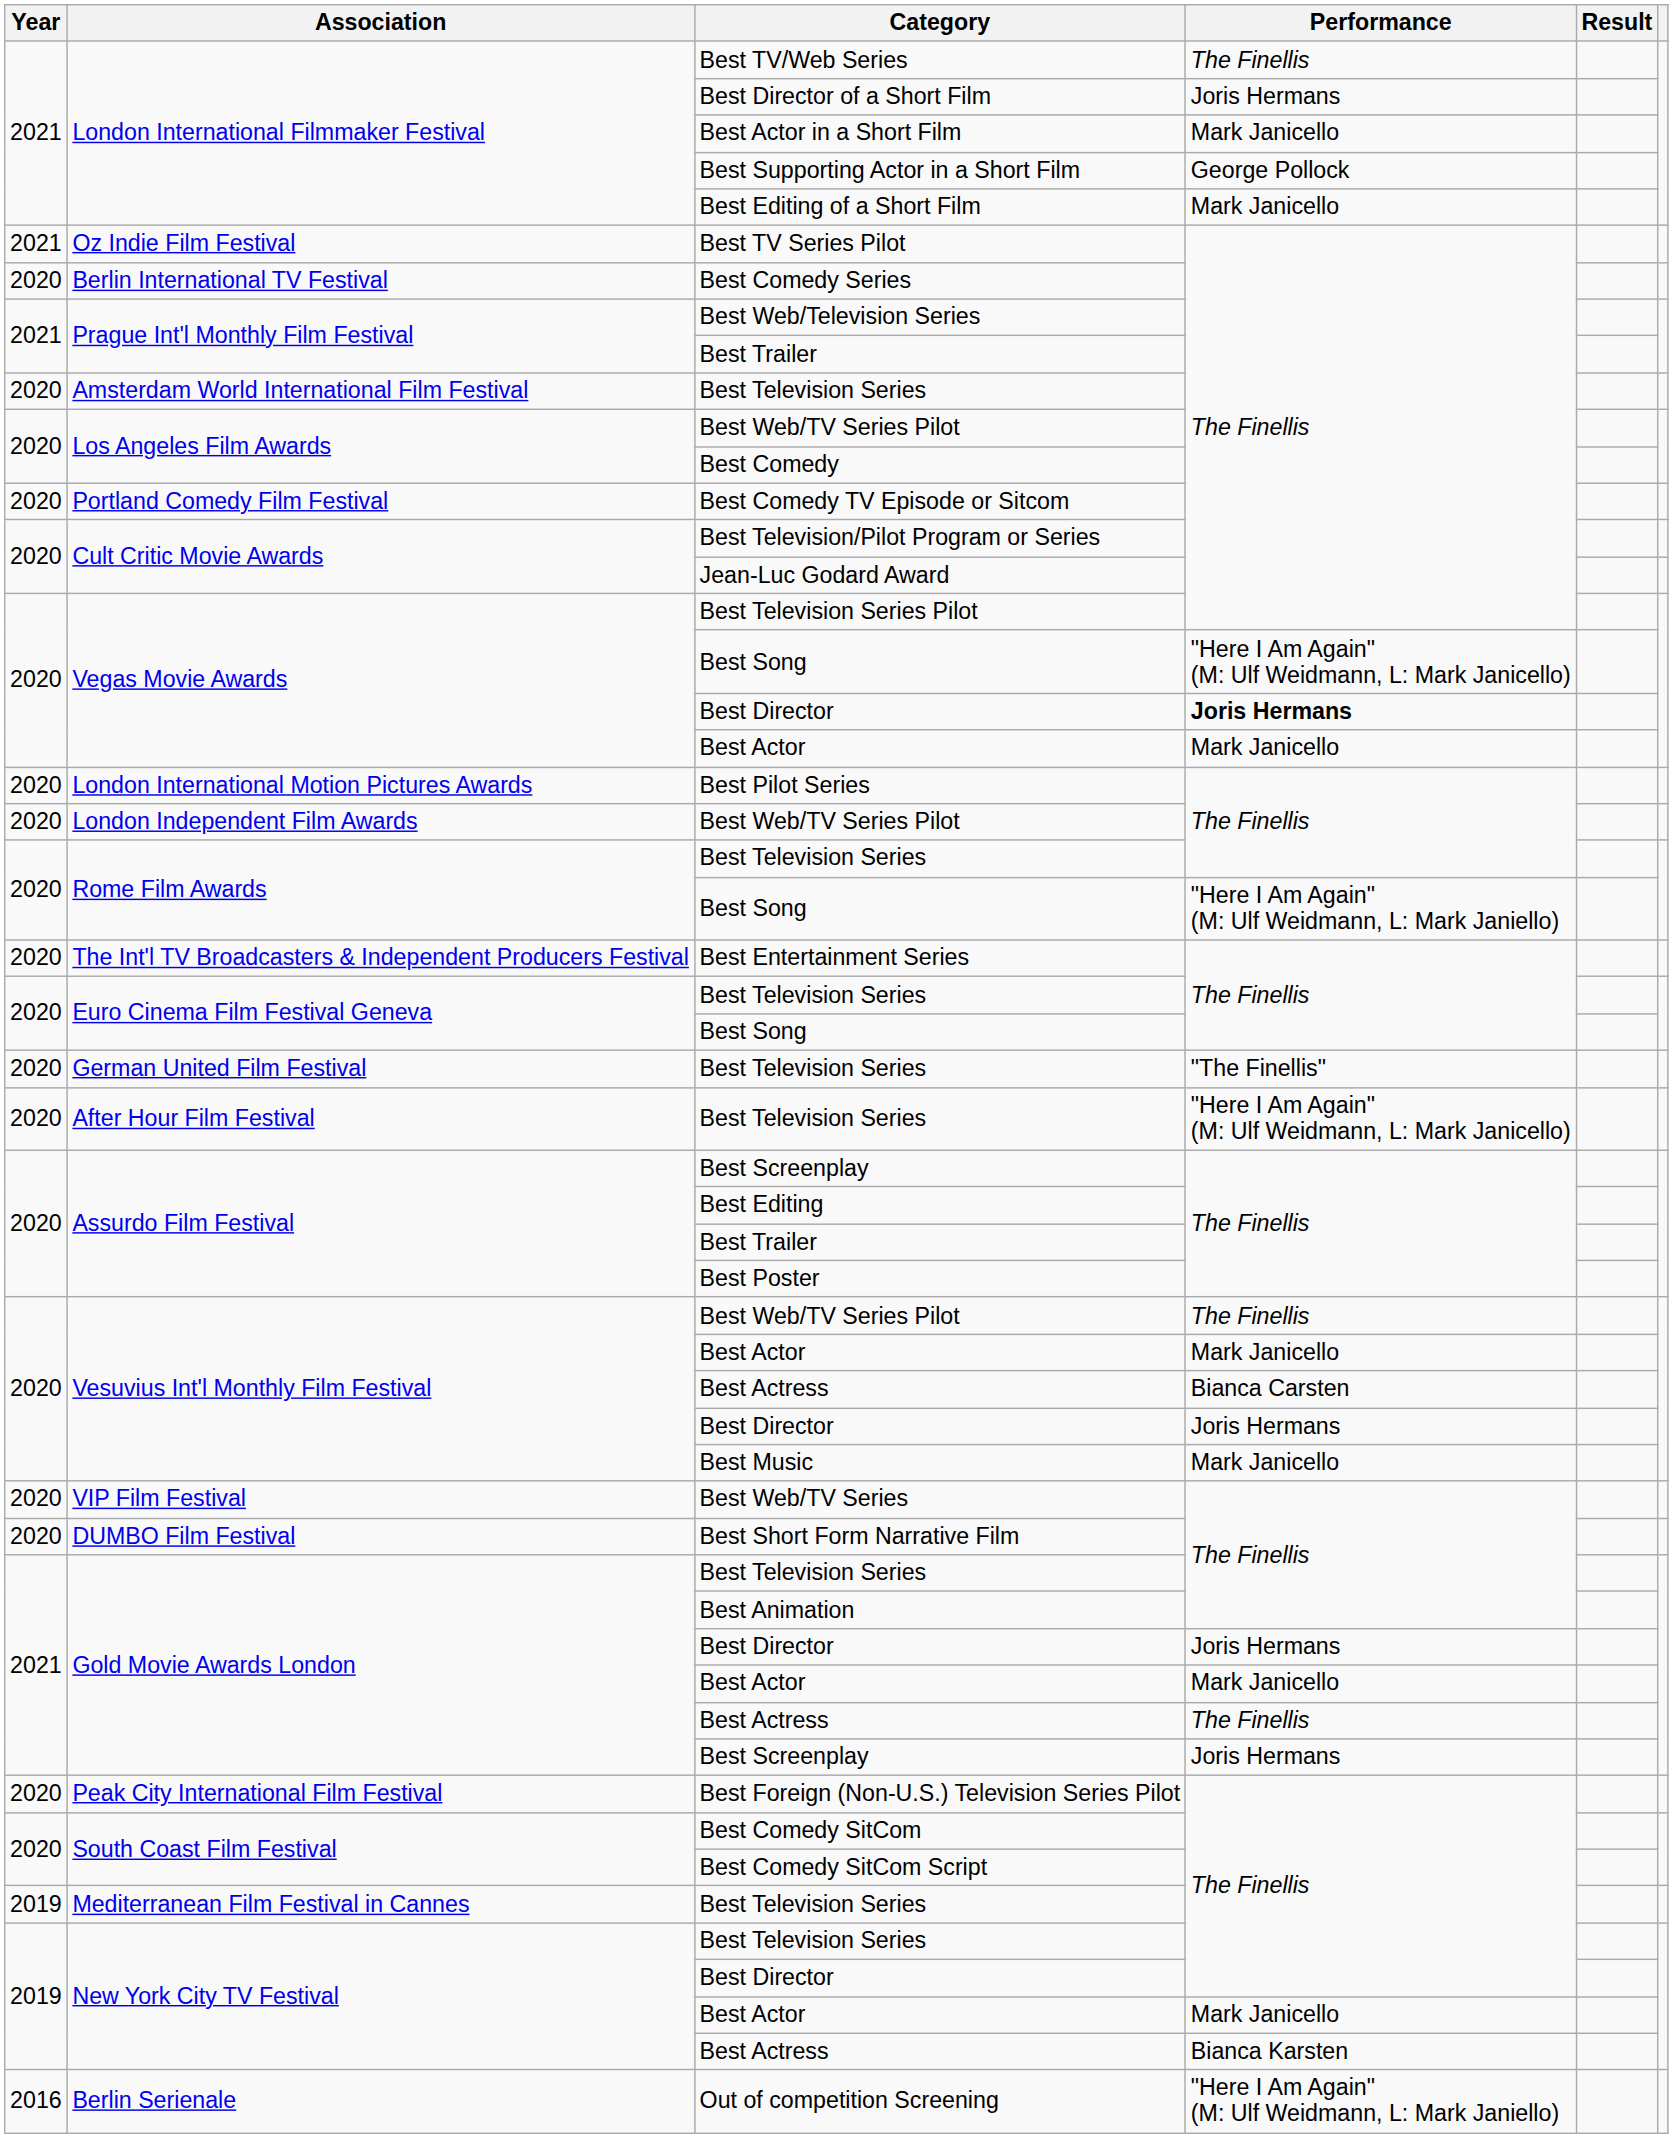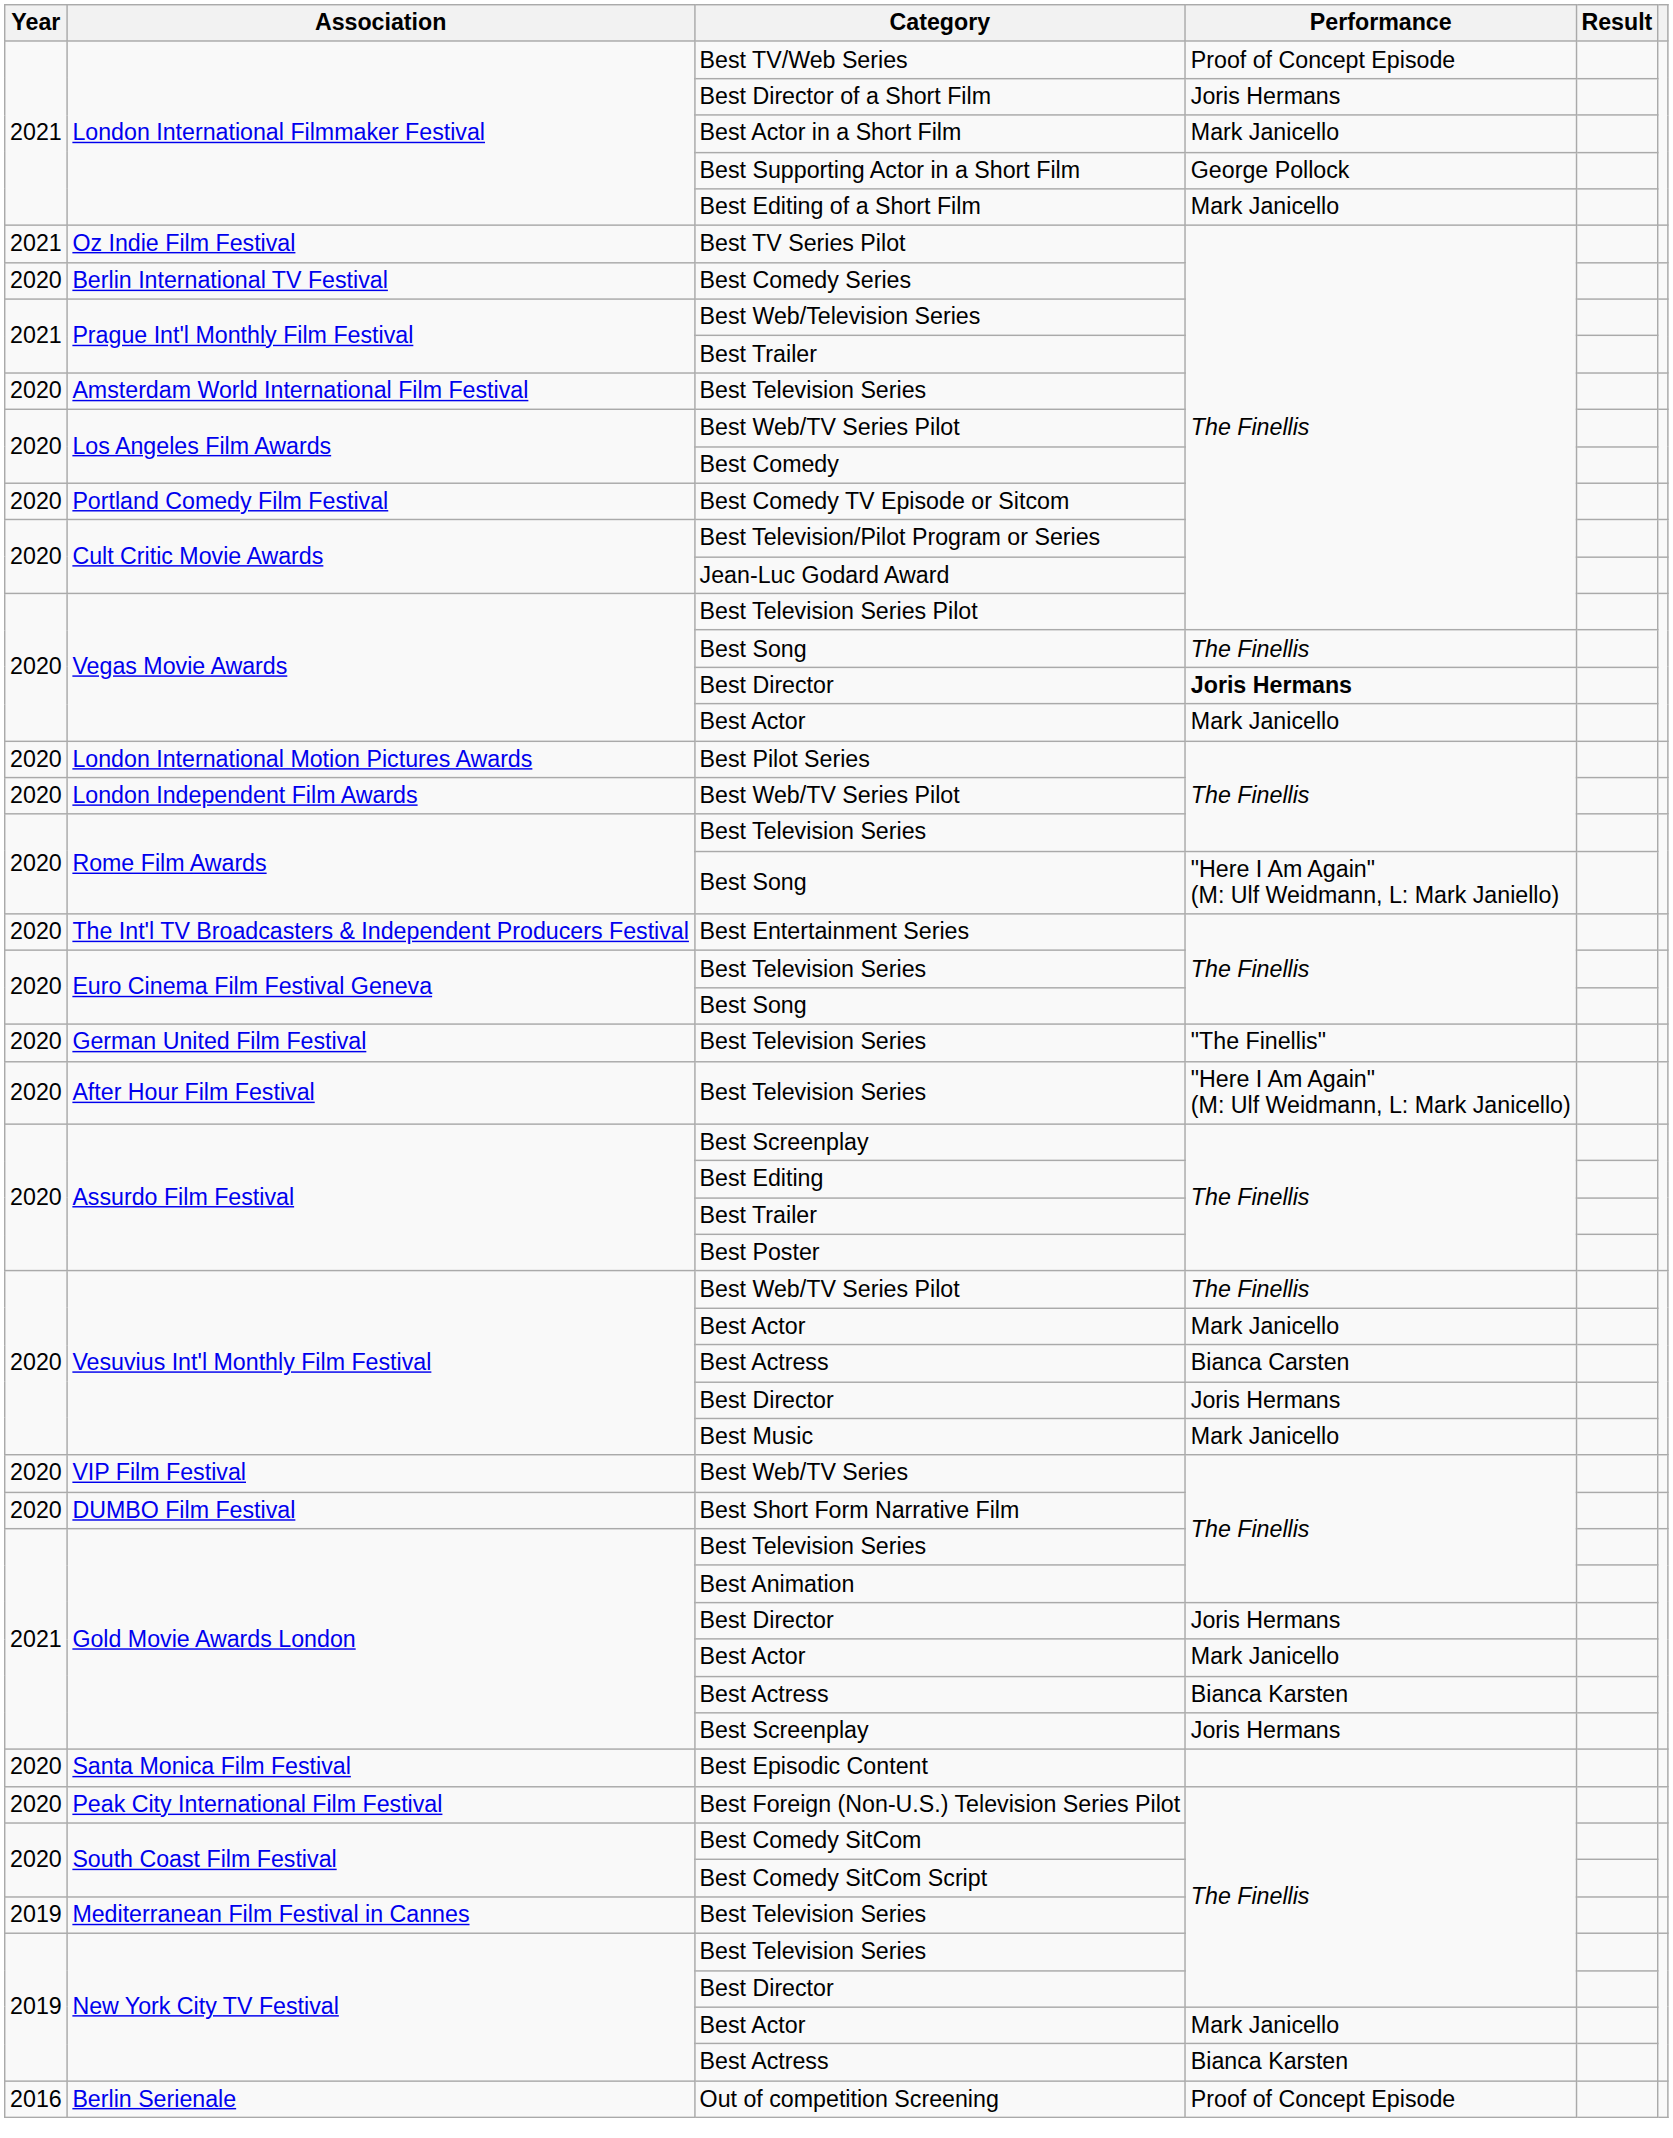(1250, 59) The Finellis -> (1323, 59) Proof of Concept Episode
(1381, 661) "Here I Am Again" (M: Ulf Weidmann, L: Mark Janicello) -> (1250, 648) The Finellis
(1250, 1720) The Finellis -> (1269, 1694) Bianca Karsten
+ row: (212, 1767)
(1375, 2101) "Here I Am Again" (M: Ulf Weidmann, L: Mark Janiello) -> (1323, 2098) Proof of Concept Episode
